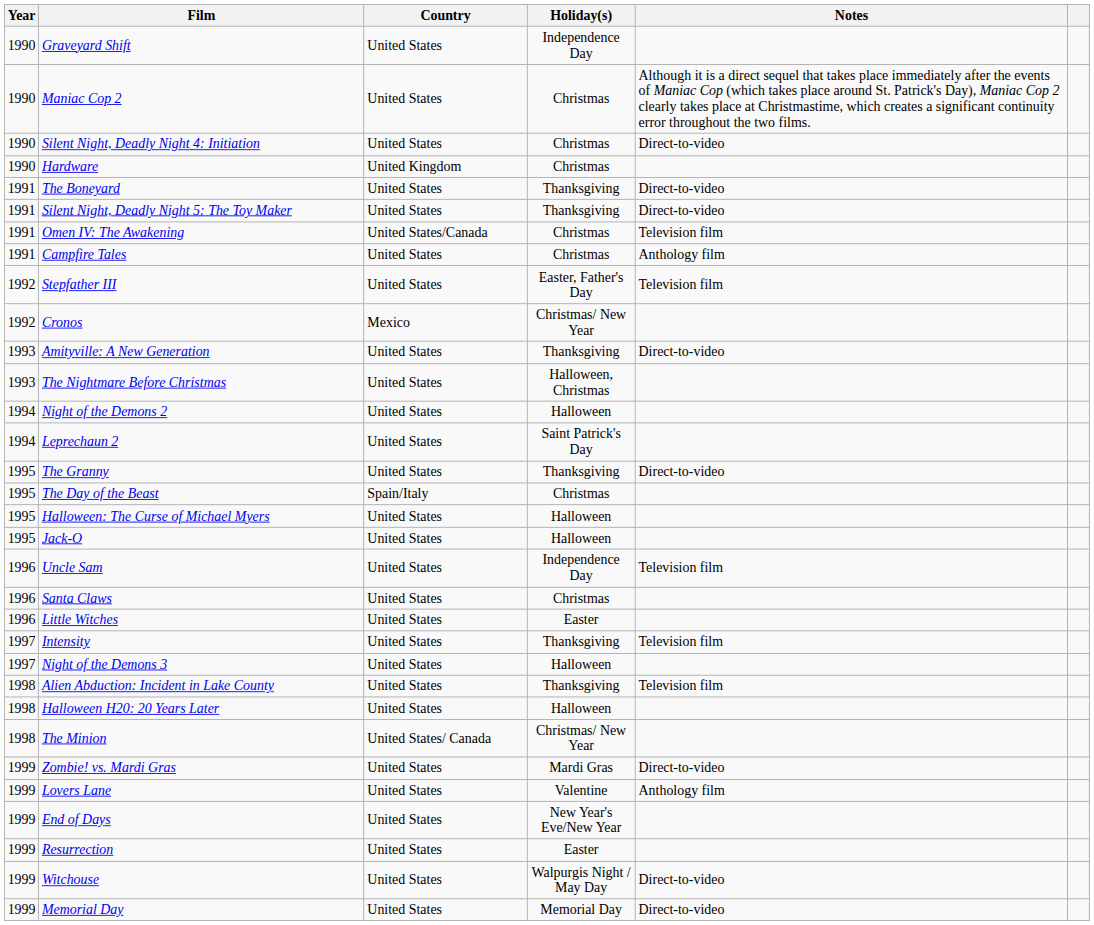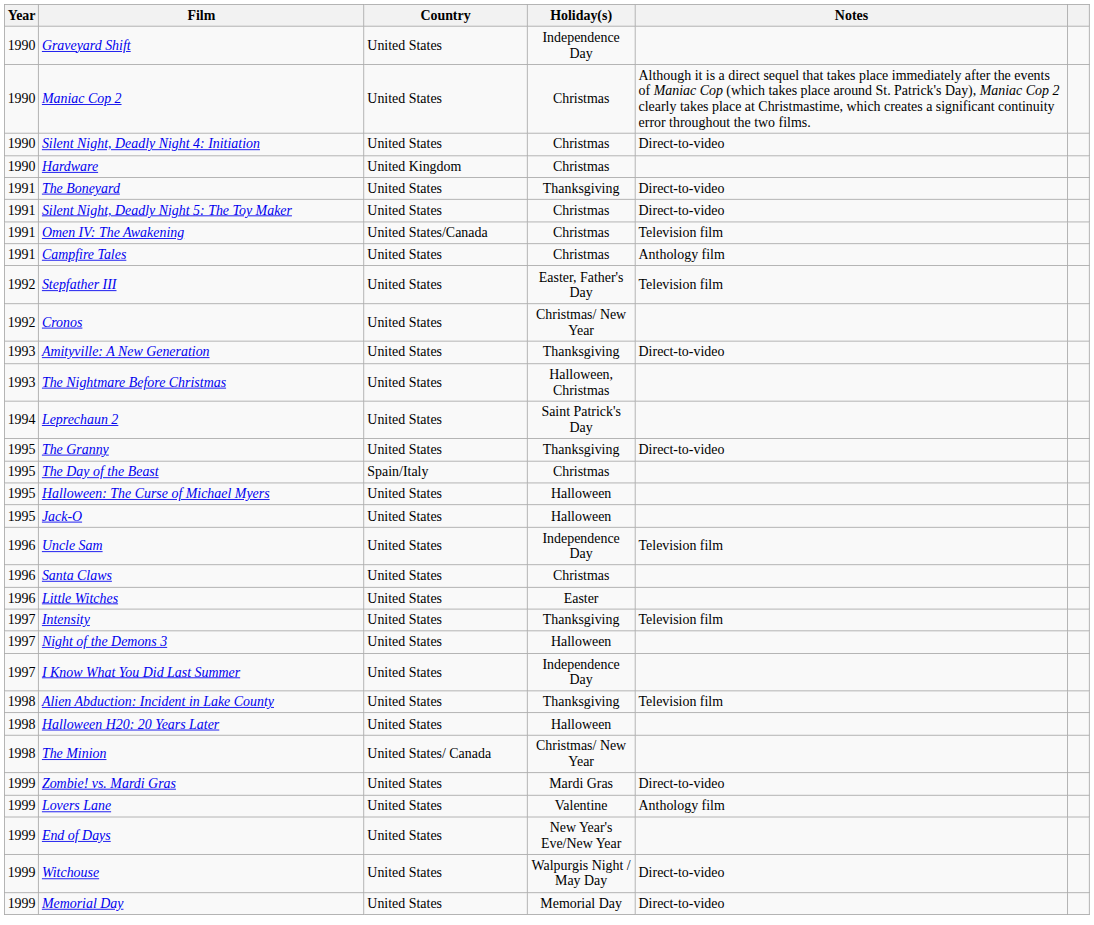(581, 210) Thanksgiving -> (581, 210) Christmas
(389, 322) Mexico -> (405, 322) United States
- row: (105, 412)
+ row: (141, 672)
- row: (78, 850)
